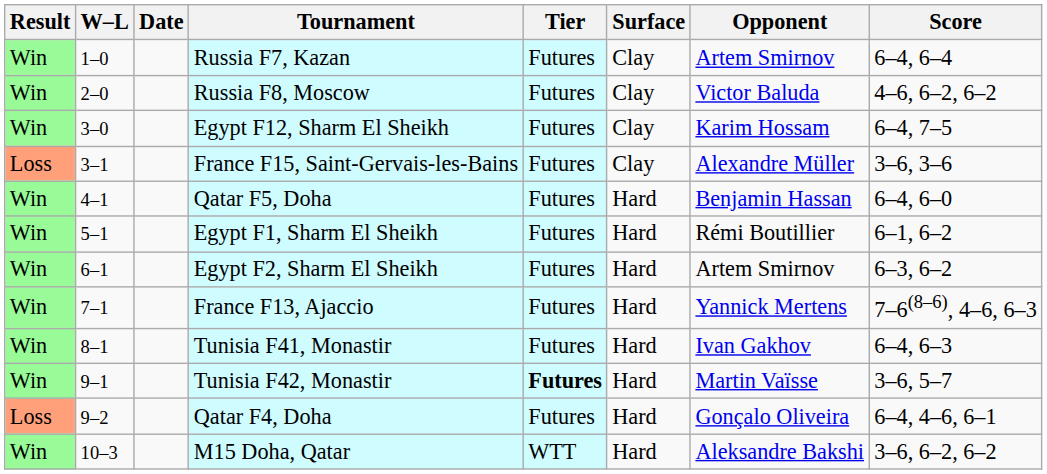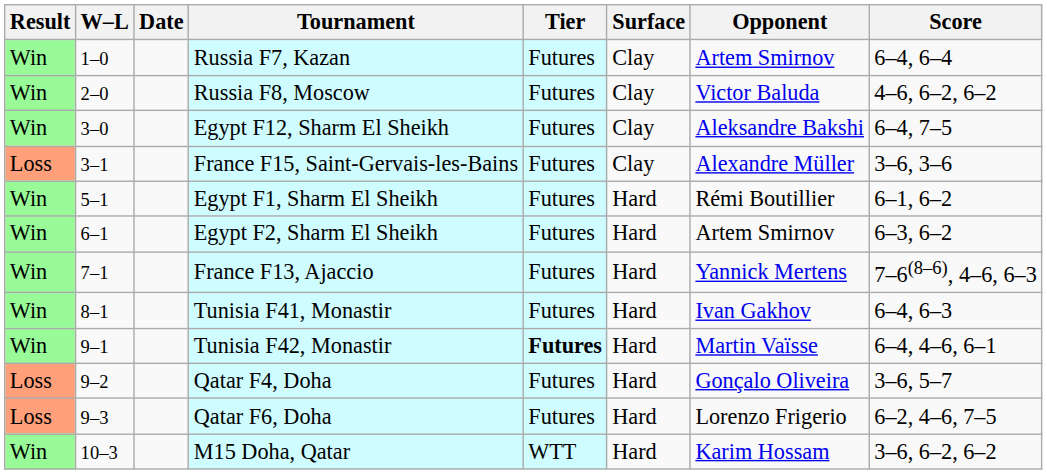(762, 127) Karim Hossam -> (780, 127) Aleksandre Bakshi
- row: (263, 198)
(913, 380) 3–6, 5–7 -> (935, 345) 6–4, 4–6, 6–1
(935, 416) 6–4, 4–6, 6–1 -> (913, 380) 3–6, 5–7
+ row: (263, 416)
(780, 451) Aleksandre Bakshi -> (762, 451) Karim Hossam
